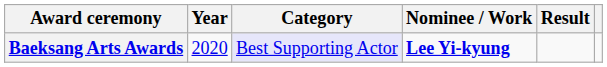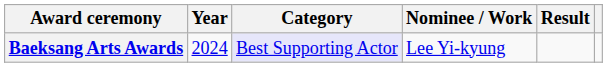(210, 47) 2020 -> (210, 47) 2024
(458, 47) bold -> (456, 47) normal
